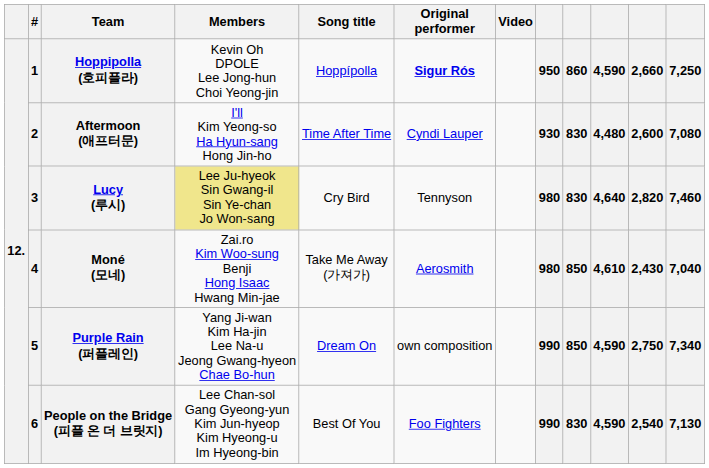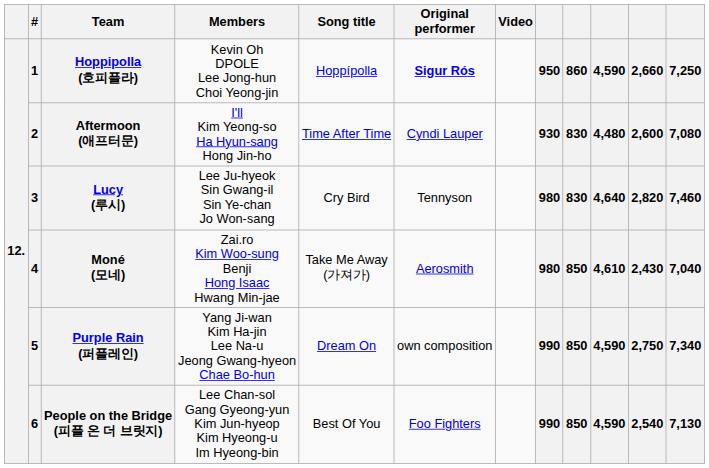(237, 197) khaki background -> (237, 197) no background
(577, 424) 830 -> (577, 424) 850
